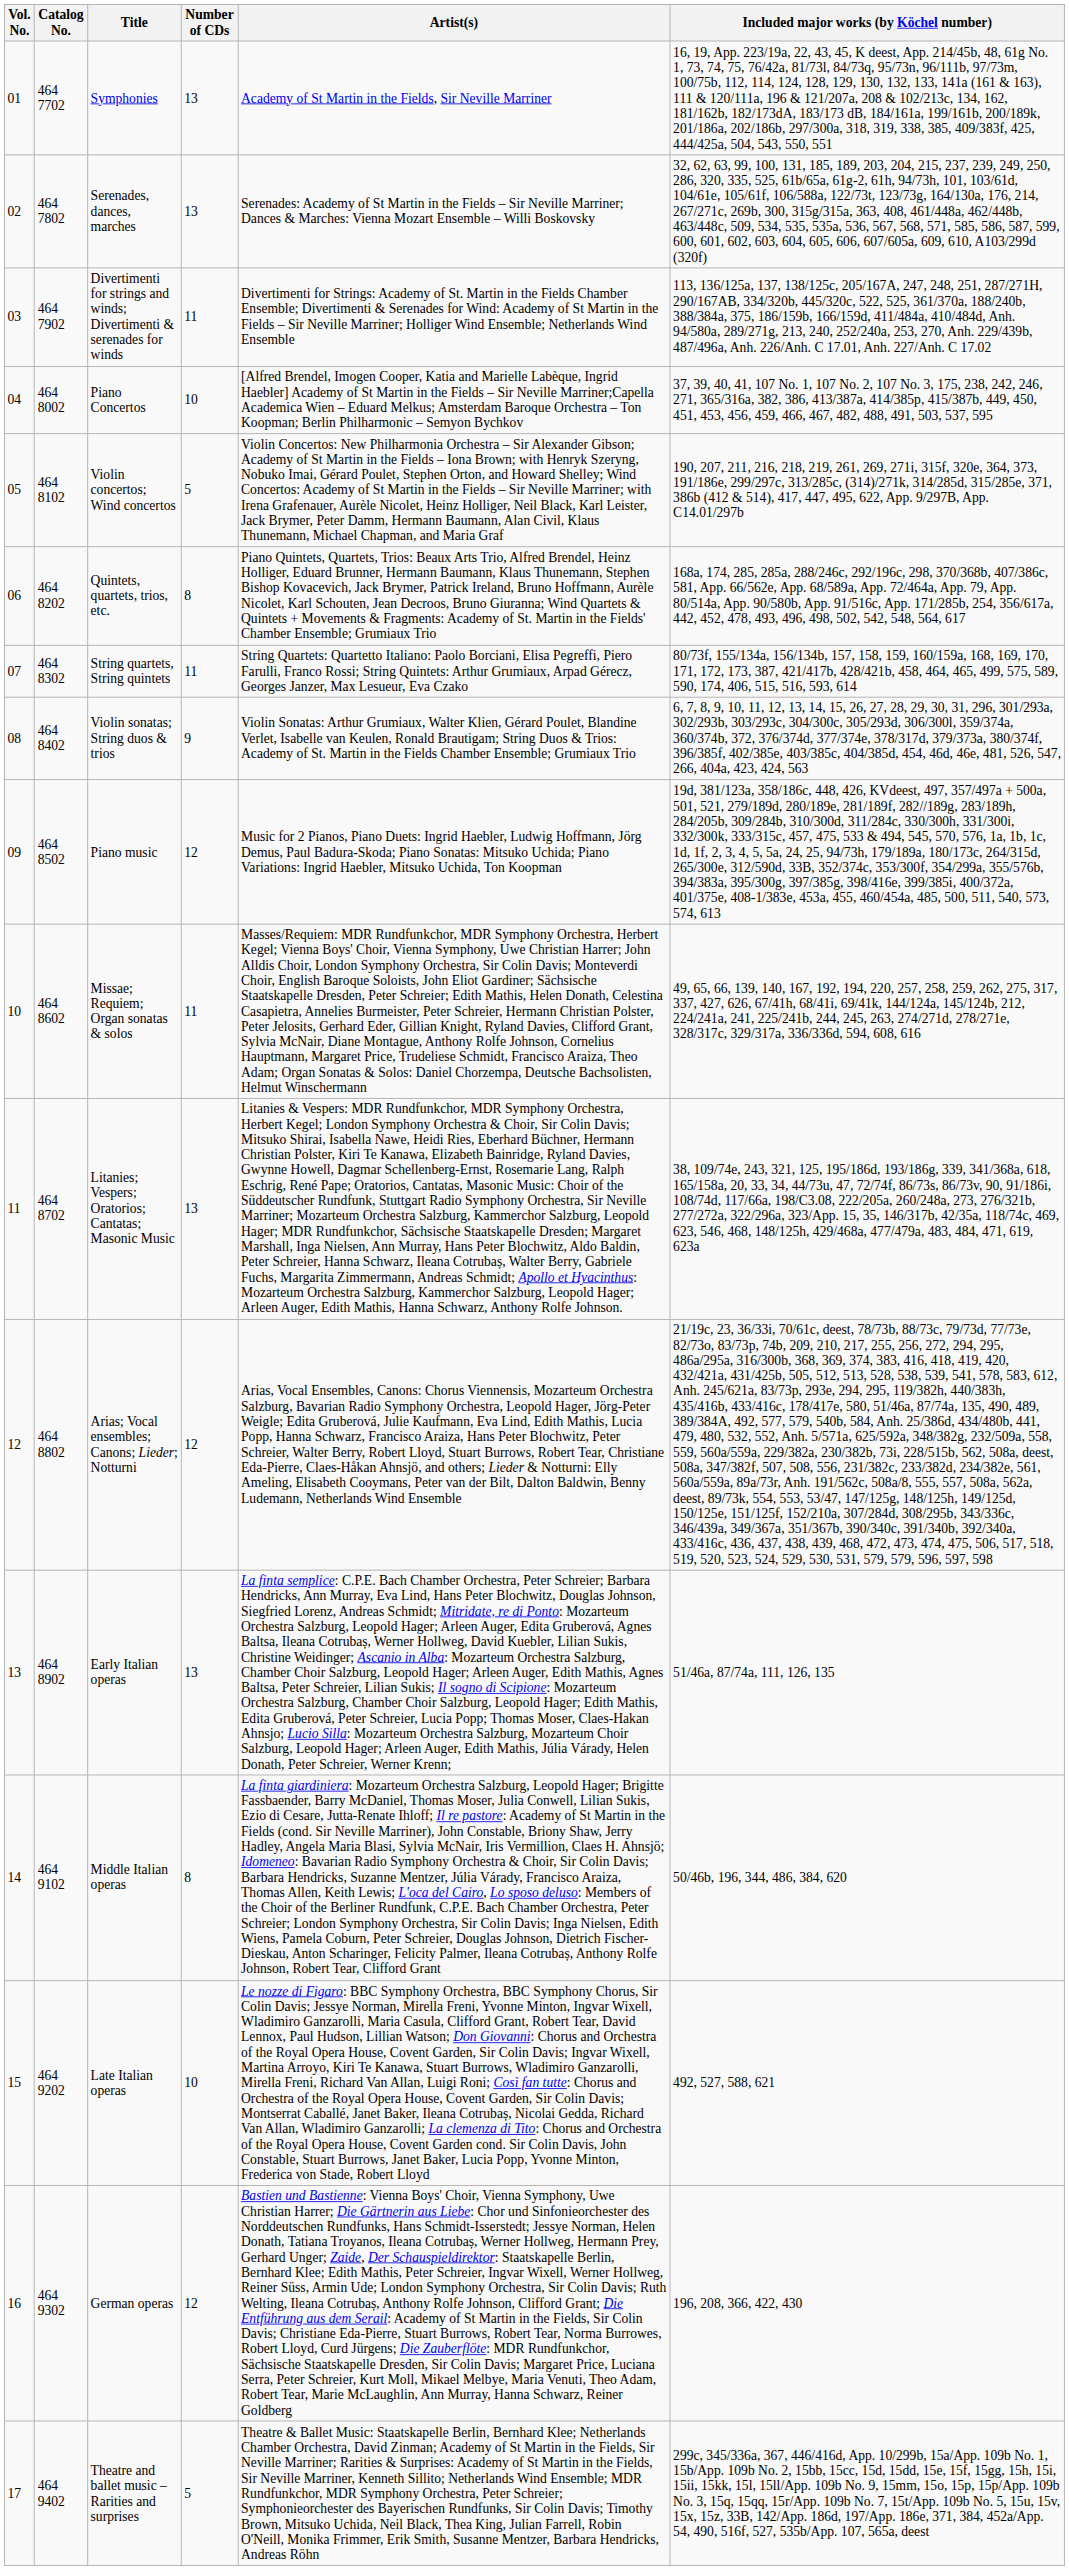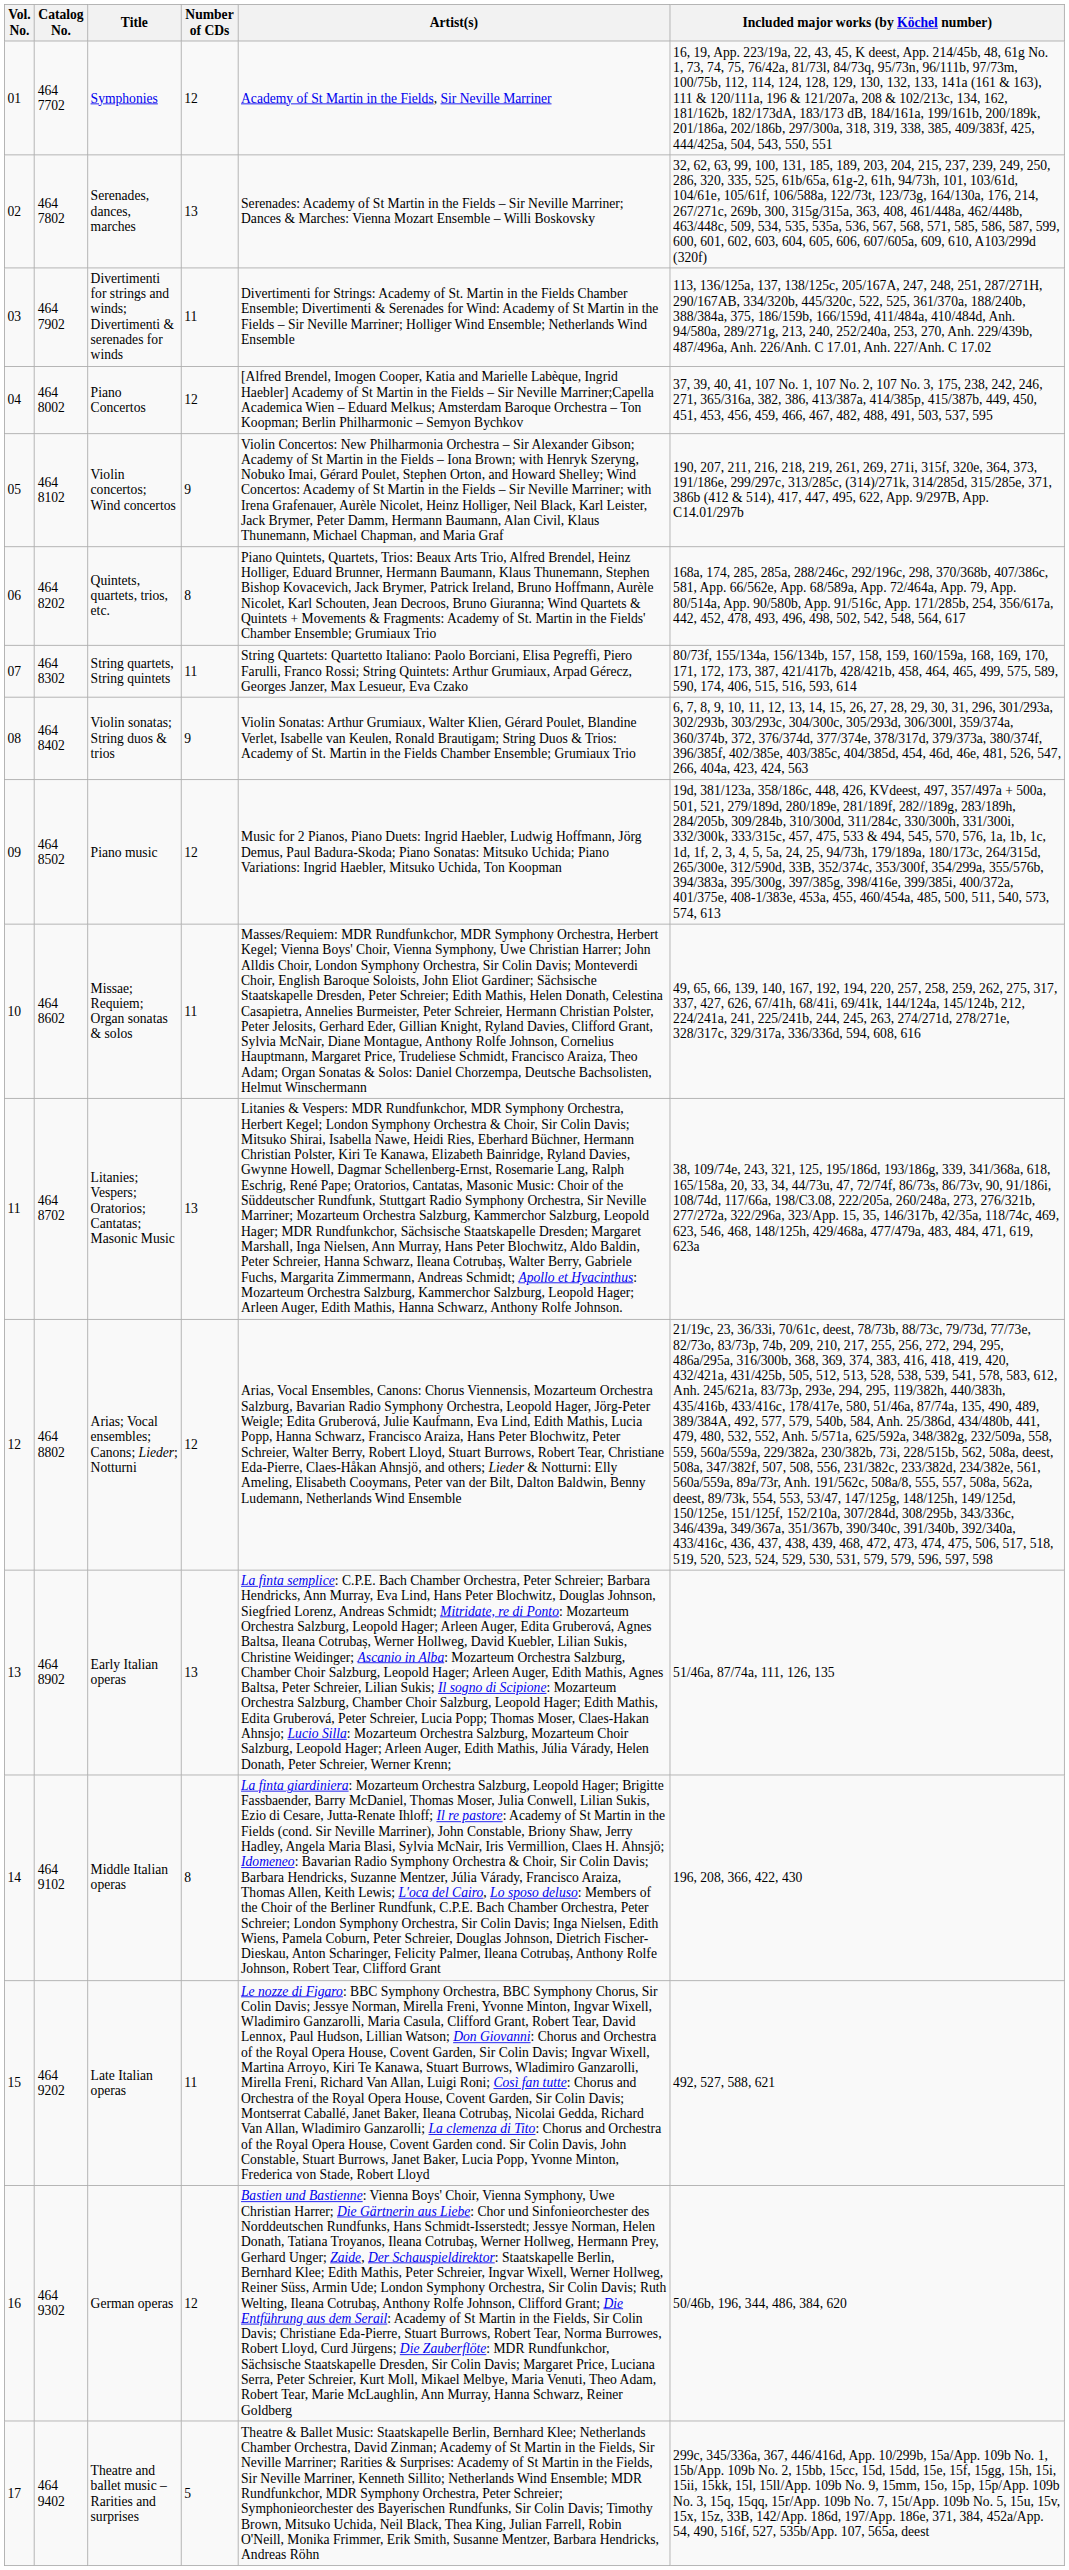(191, 98) 13 -> (191, 98) 12
(191, 399) 10 -> (191, 399) 12
(188, 490) 5 -> (188, 490) 9
(760, 1877) 50/46b, 196, 344, 486, 384, 620 -> (738, 1877) 196, 208, 366, 422, 430
(191, 2083) 10 -> (191, 2083) 11
(738, 2303) 196, 208, 366, 422, 430 -> (760, 2303) 50/46b, 196, 344, 486, 384, 620
